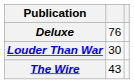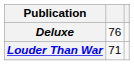(115, 50) 30 -> (115, 50) 71
- row: (55, 69)
